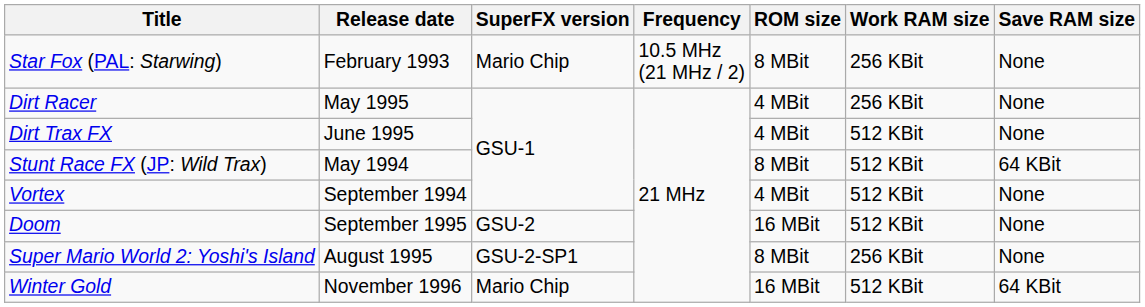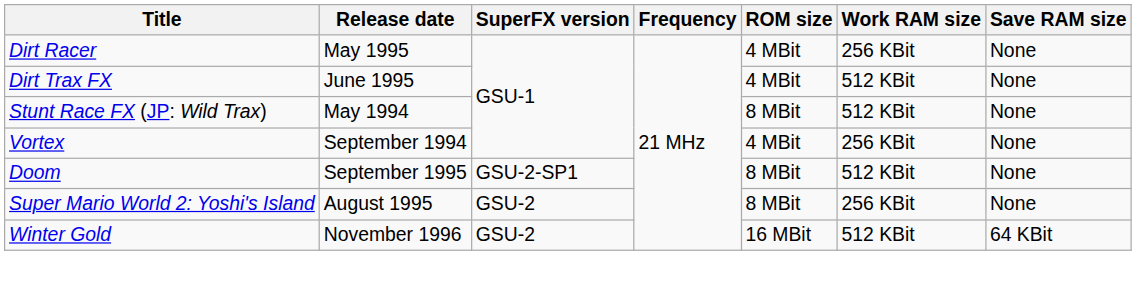- row: (115, 61)
(1030, 164) 64 KBit -> (1013, 111) None
(887, 195) 512 KBit -> (878, 142) 256 KBit
(505, 225) GSU-2 -> (527, 173) GSU-2-SP1
(787, 225) 16 MBit -> (773, 173) 8 MBit
(527, 256) GSU-2-SP1 -> (505, 204) GSU-2
(523, 287) Mario Chip -> (505, 234) GSU-2
